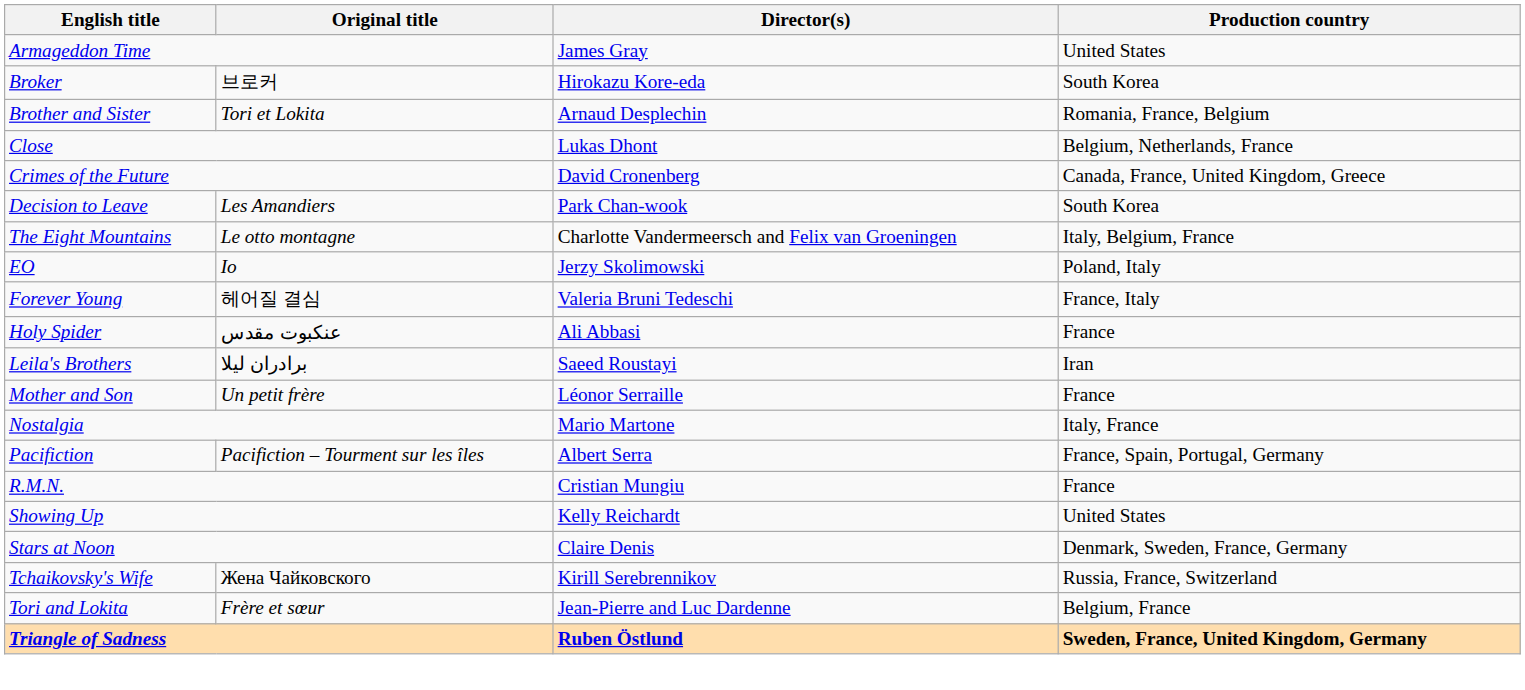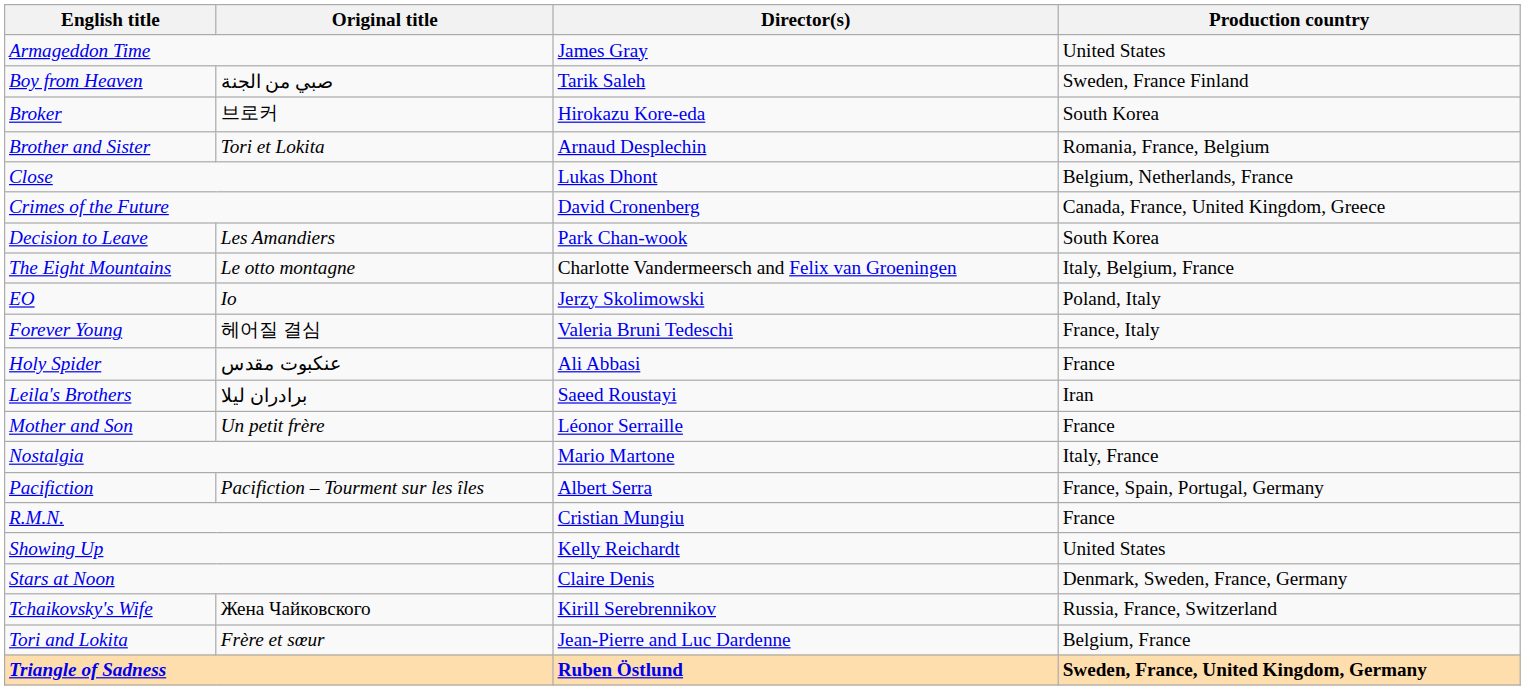+ row: (76, 81)
